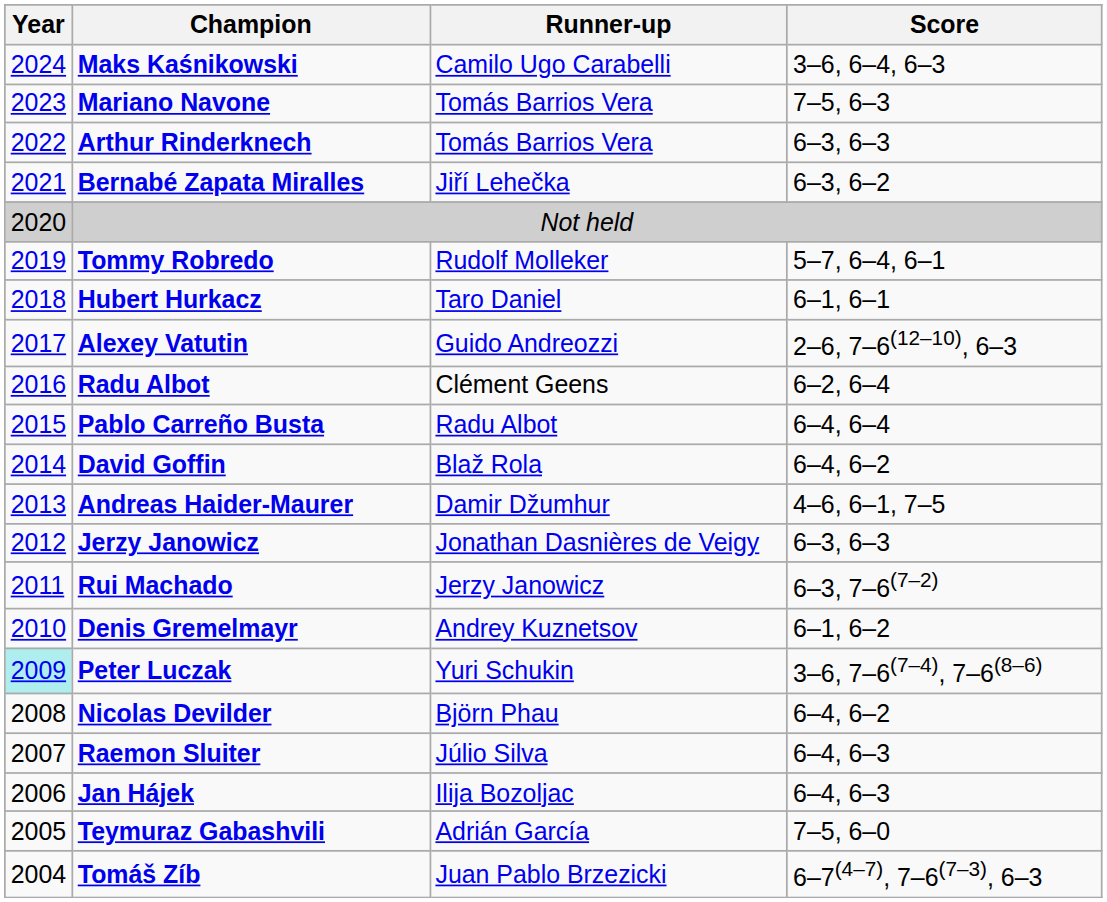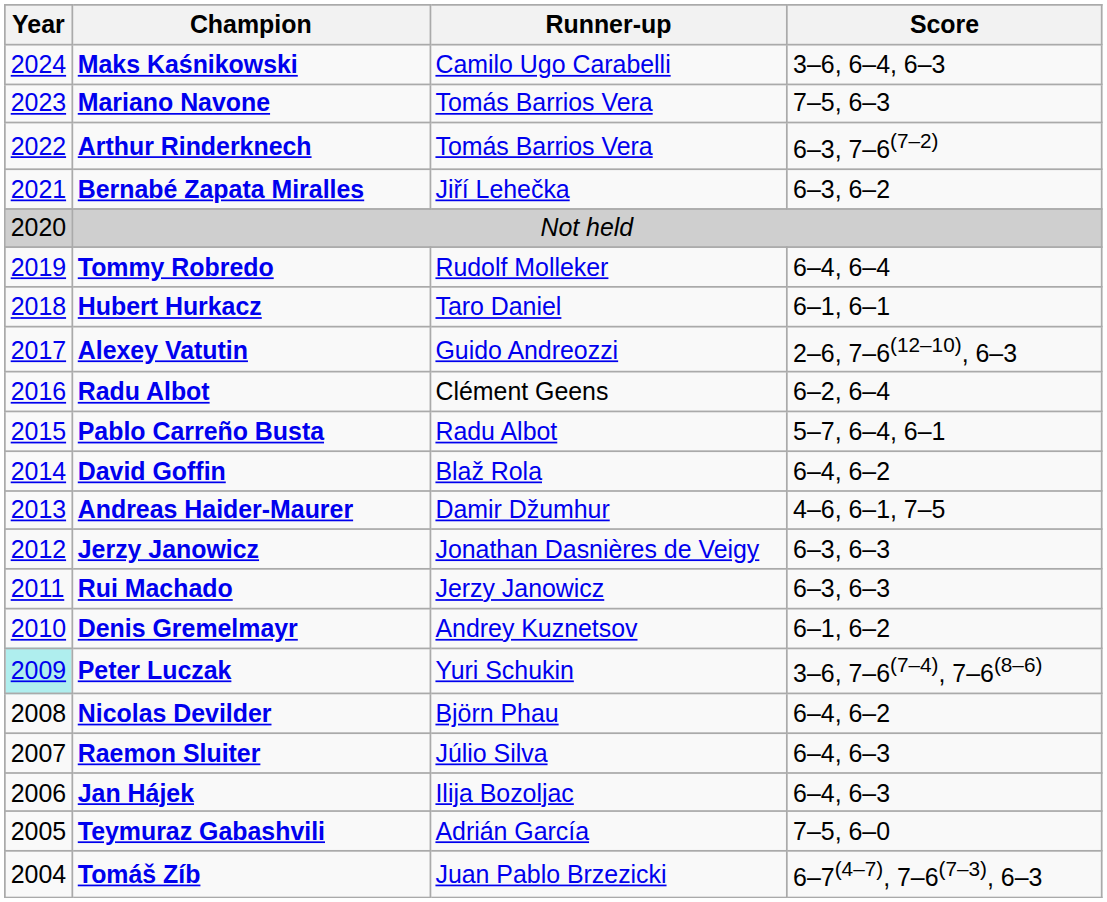(842, 143) 6–3, 6–3 -> (866, 146) 6–3, 7–6(7–2)
(869, 261) 5–7, 6–4, 6–1 -> (842, 268) 6–4, 6–4
(842, 425) 6–4, 6–4 -> (869, 432) 5–7, 6–4, 6–1
(866, 586) 6–3, 7–6(7–2) -> (842, 589) 6–3, 6–3
